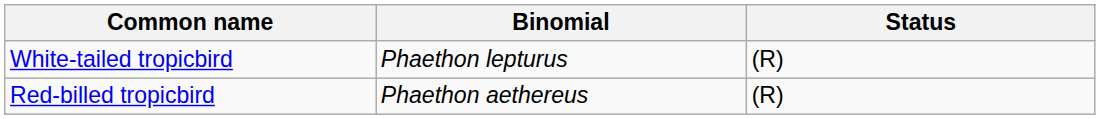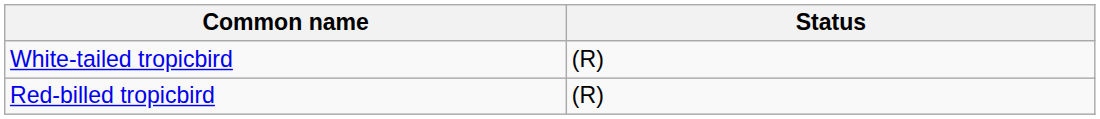- column: (561, 22)
